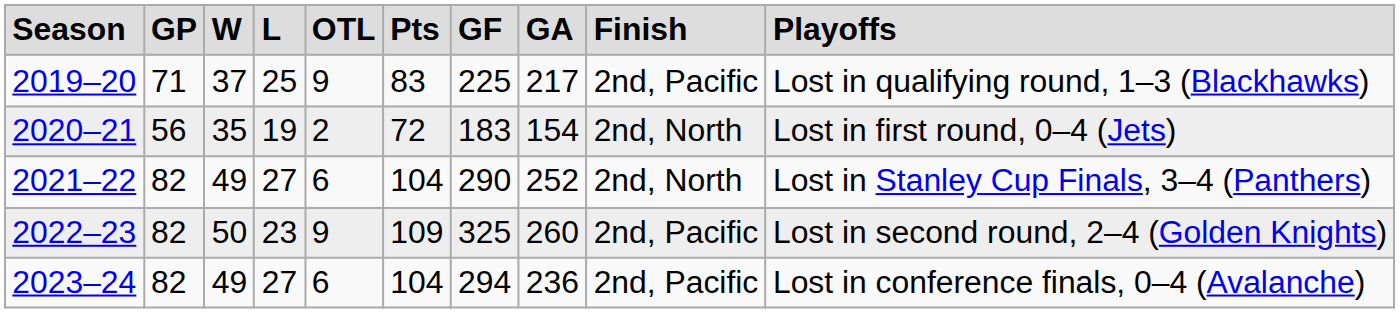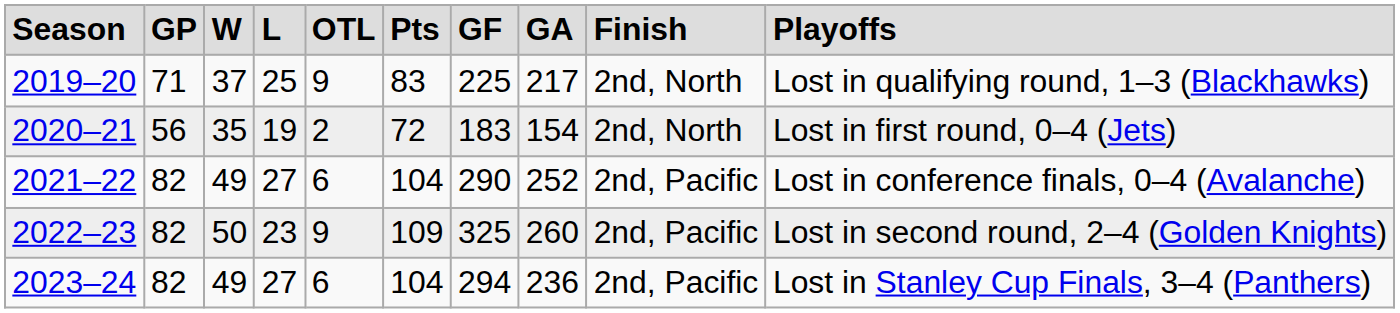(676, 80) 2nd, Pacific -> (668, 80) 2nd, North
(668, 181) 2nd, North -> (676, 181) 2nd, Pacific
(1072, 181) Lost in Stanley Cup Finals, 3–4 (Panthers) -> (1069, 181) Lost in conference finals, 0–4 (Avalanche)
(1069, 282) Lost in conference finals, 0–4 (Avalanche) -> (1072, 282) Lost in Stanley Cup Finals, 3–4 (Panthers)
